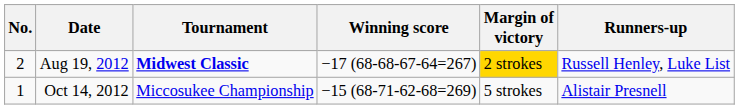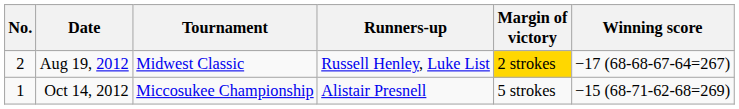columns swapped: (399, 27) <-> (646, 27)
(192, 64) bold -> (190, 64) normal
